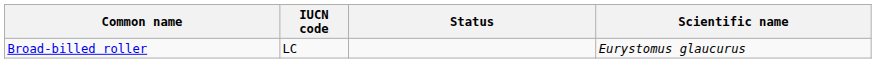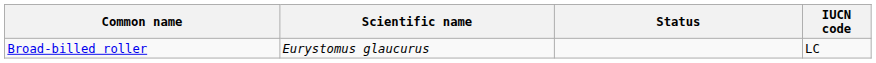columns swapped: (733, 21) <-> (314, 21)
